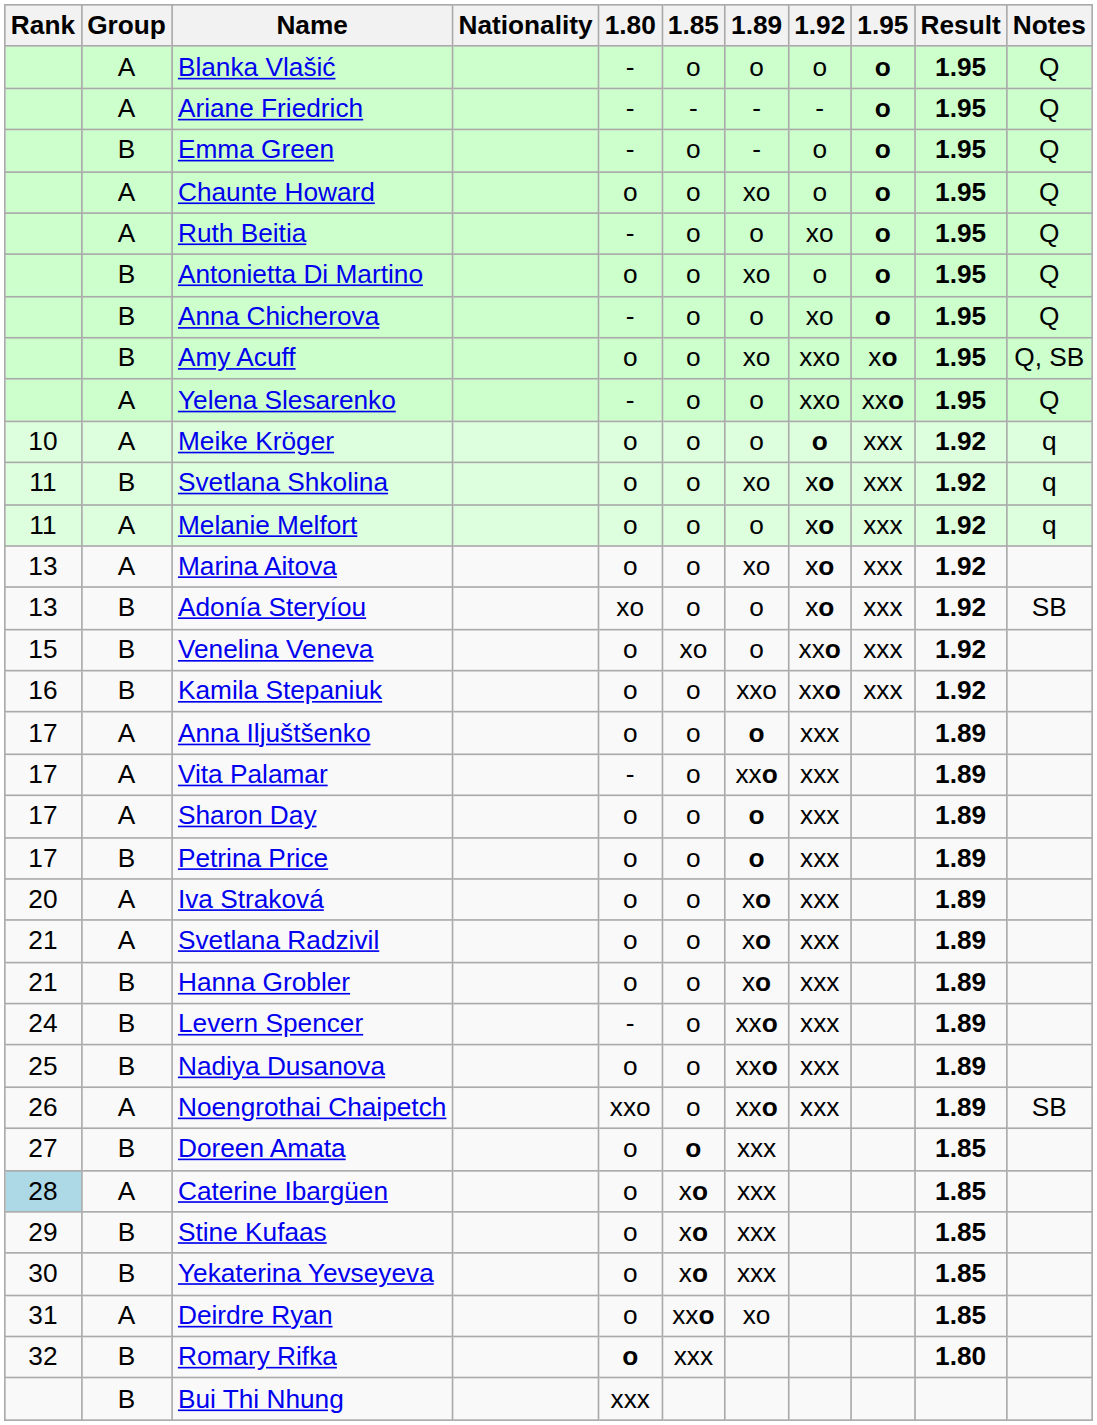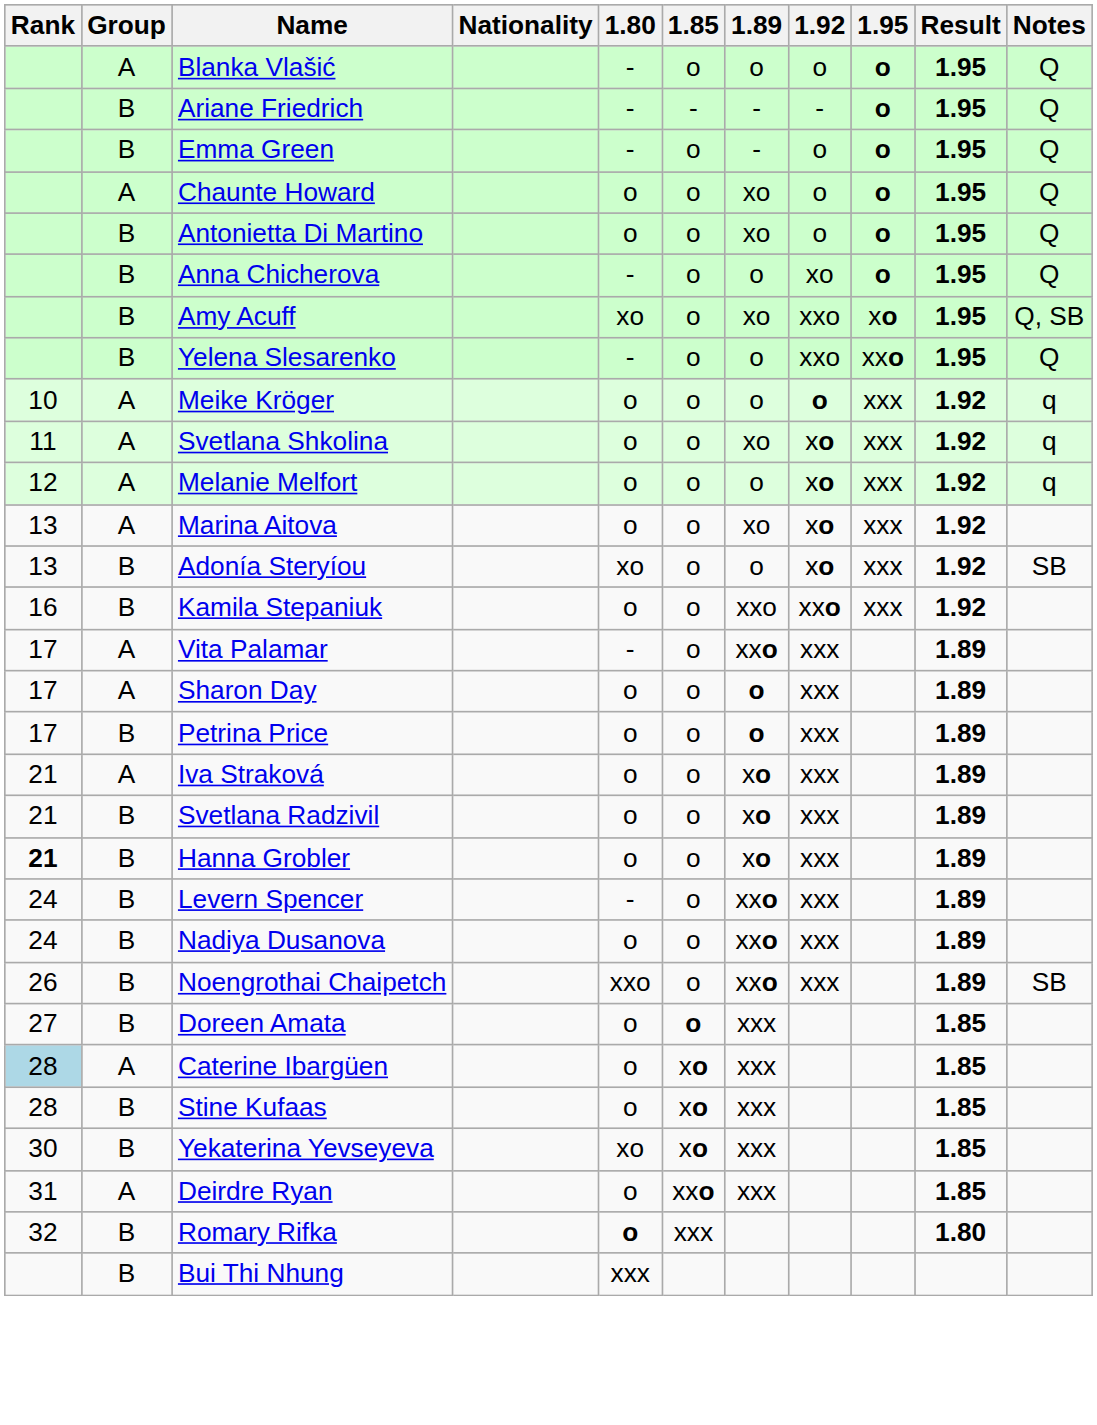(126, 108) A -> (126, 108) B
- row: (242, 233)
(630, 358) o -> (630, 316) xo
(126, 399) A -> (126, 358) B
(126, 483) B -> (126, 441) A
(43, 524) 11 -> (43, 483) 12
- row: (276, 649)
- row: (274, 732)
(43, 899) 20 -> (43, 774) 21
(126, 940) A -> (126, 815) B
(43, 982) normal -> (43, 857) bold
(43, 1065) 25 -> (43, 940) 24
(126, 1107) A -> (126, 982) B
(43, 1232) 29 -> (43, 1107) 28
(630, 1273) o -> (630, 1148) xo
(757, 1315) xo -> (757, 1190) xxx
